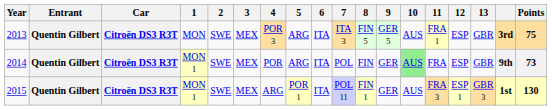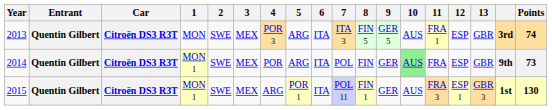(531, 35) 75 -> (531, 35) 74
